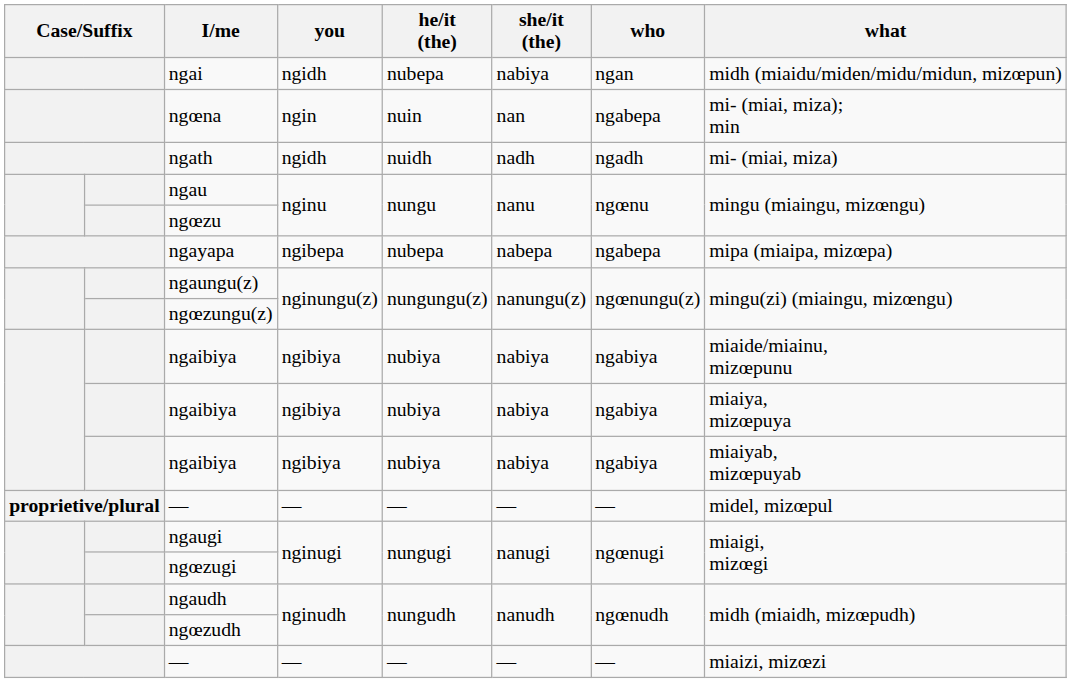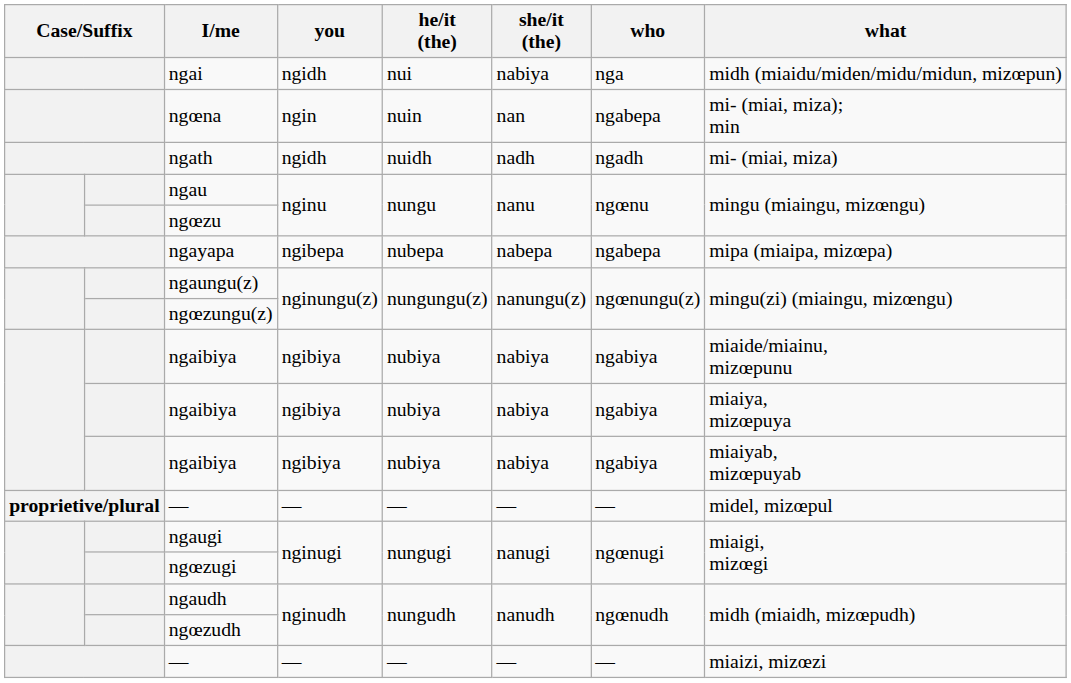(415, 73) nubepa -> (399, 73) nui
(614, 73) ngan -> (609, 73) nga
